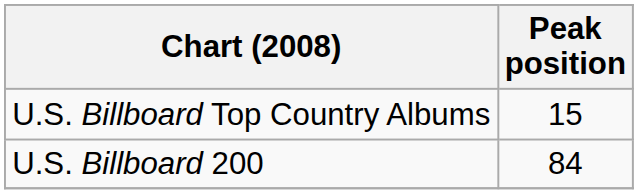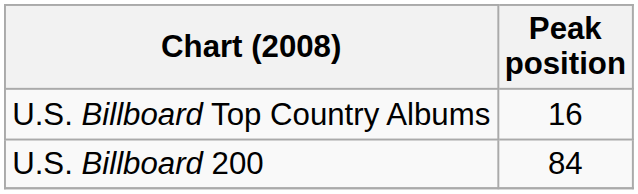(565, 113) 15 -> (565, 113) 16
